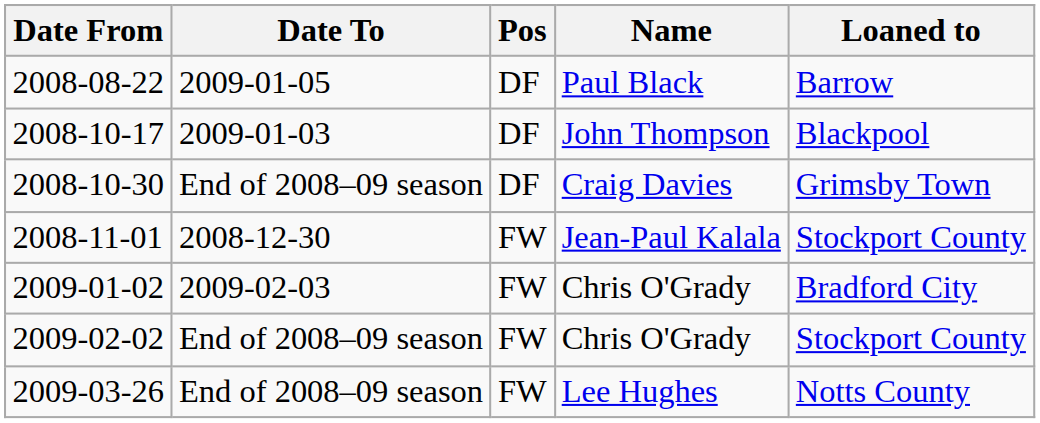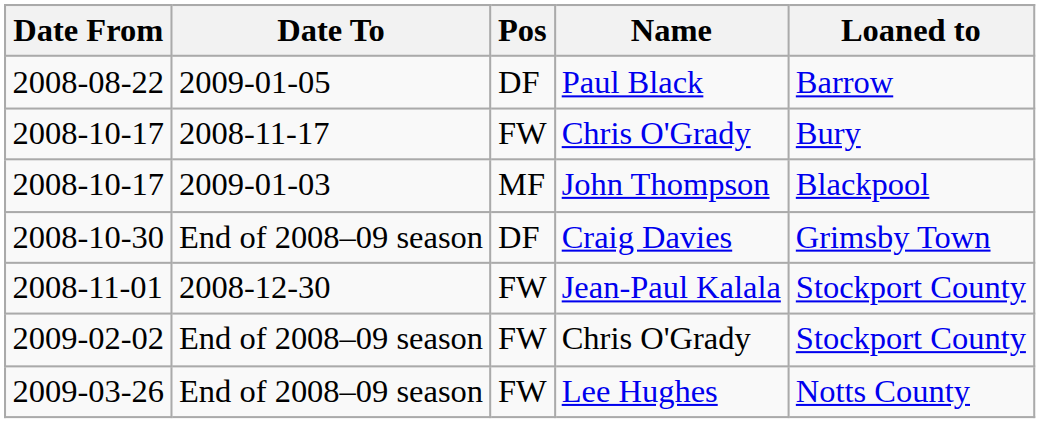+ row: (88, 133)
(519, 133) DF -> (521, 184) MF
- row: (88, 287)
